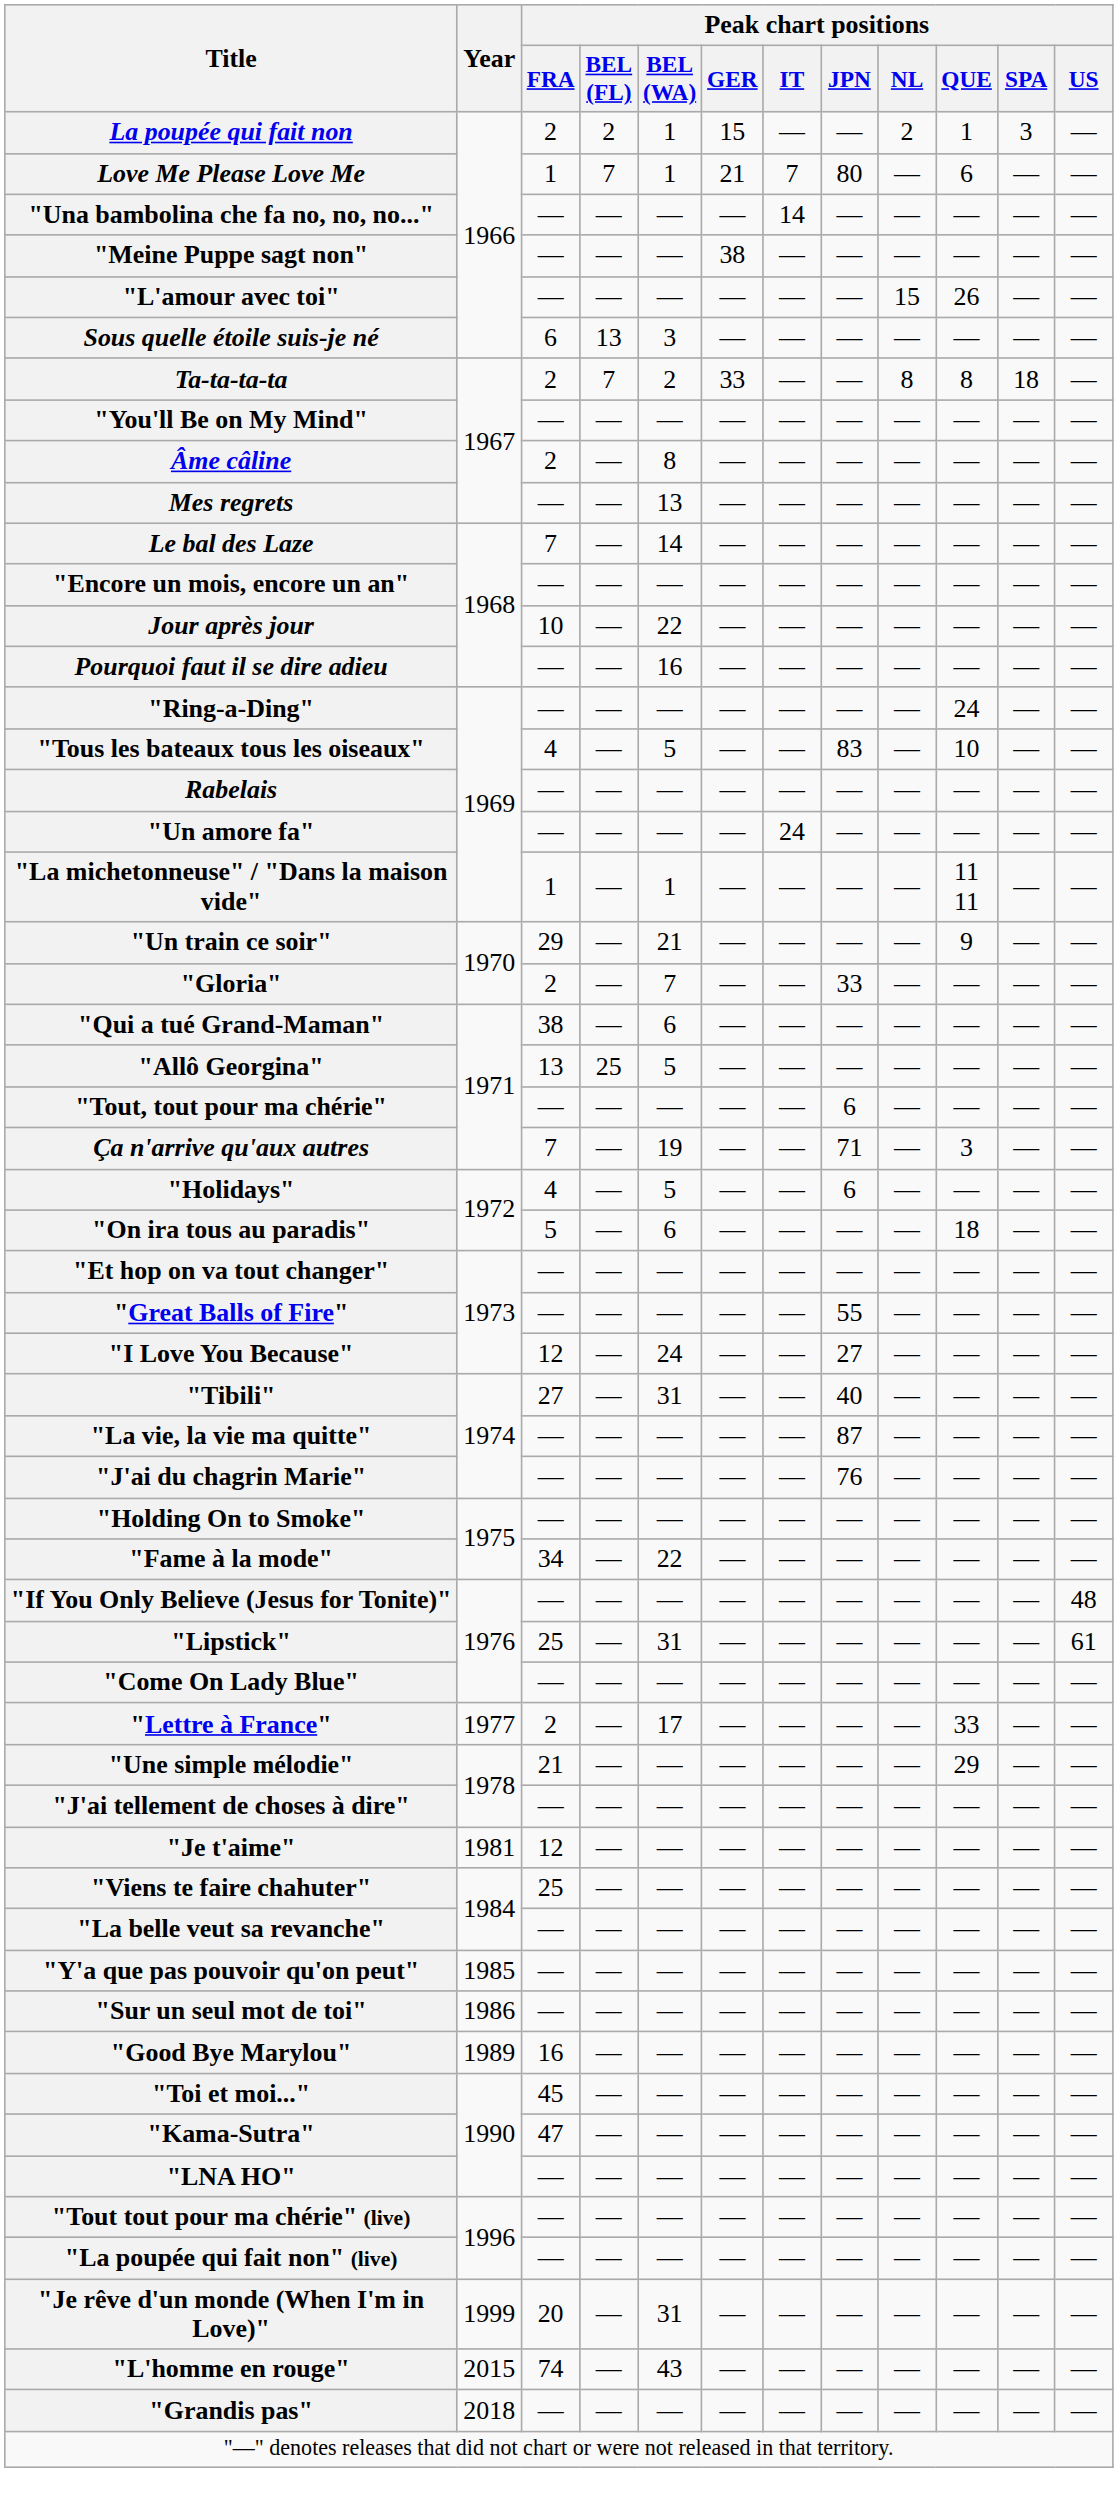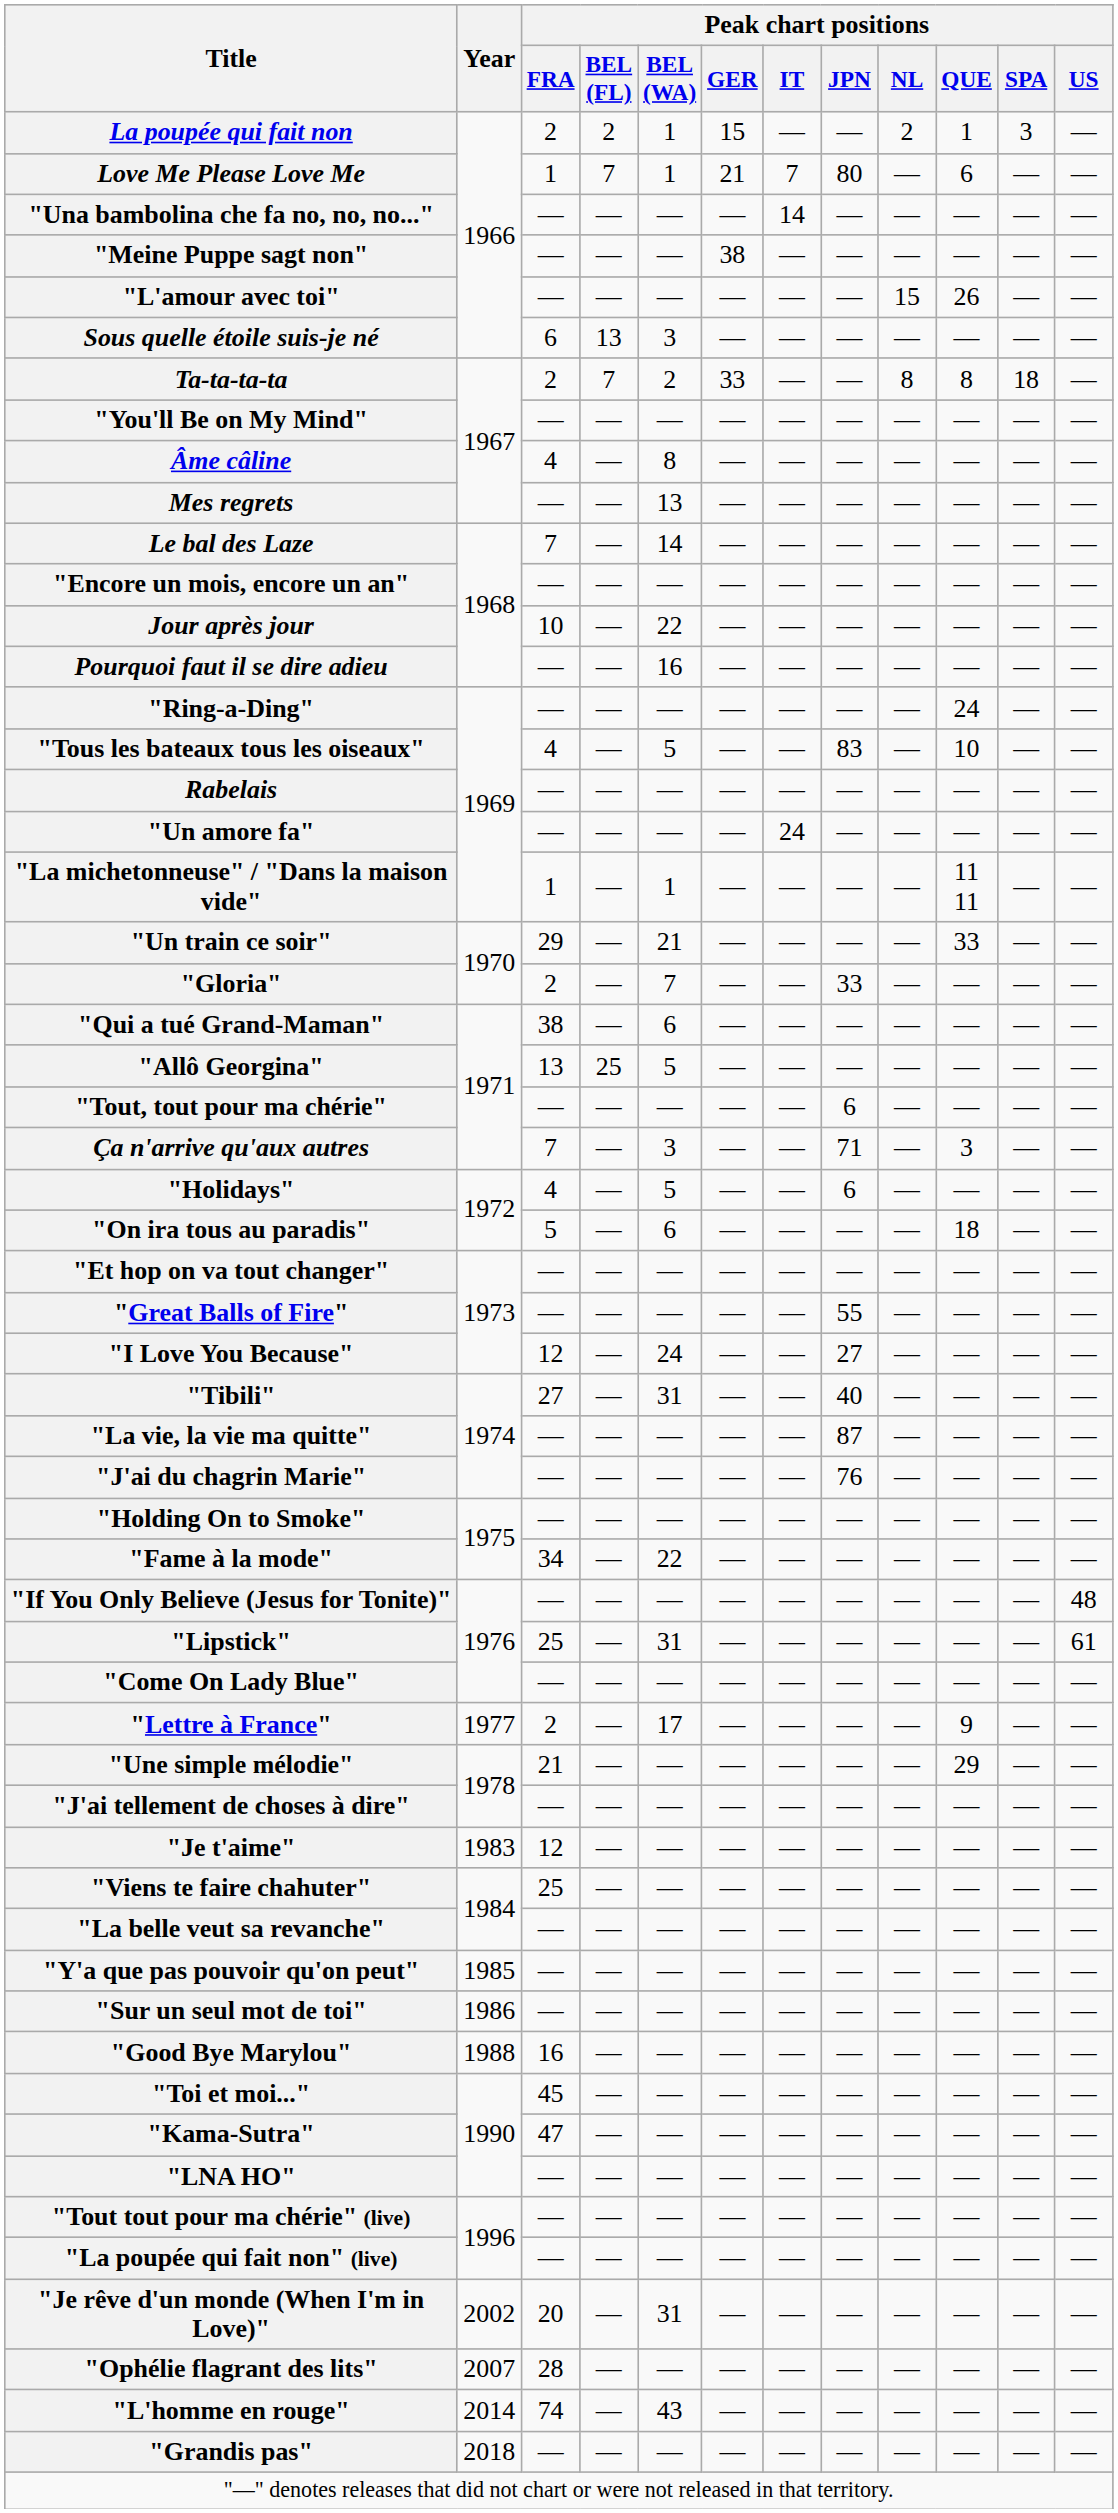(551, 461) 2 -> (551, 461) 4
(967, 942) 9 -> (967, 942) 33
(670, 1147) 19 -> (670, 1147) 3
(967, 1723) 33 -> (967, 1723) 9
(489, 1846) 1981 -> (489, 1846) 1983
(489, 2052) 1989 -> (489, 2052) 1988
(489, 2313) 1999 -> (489, 2313) 2002
+ row: (231, 2369)
(489, 2369) 2015 -> (489, 2410) 2014
